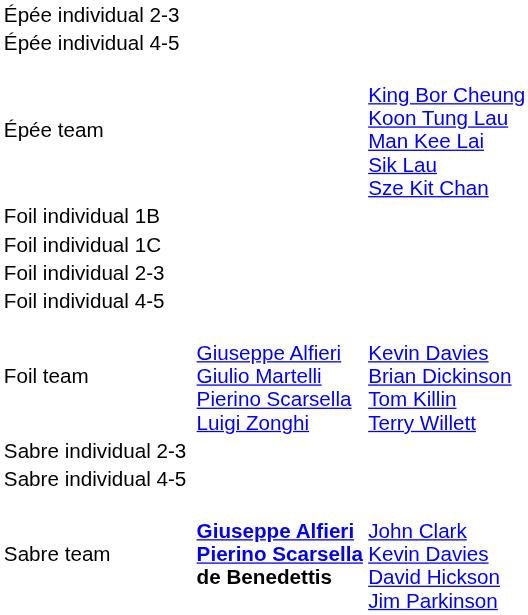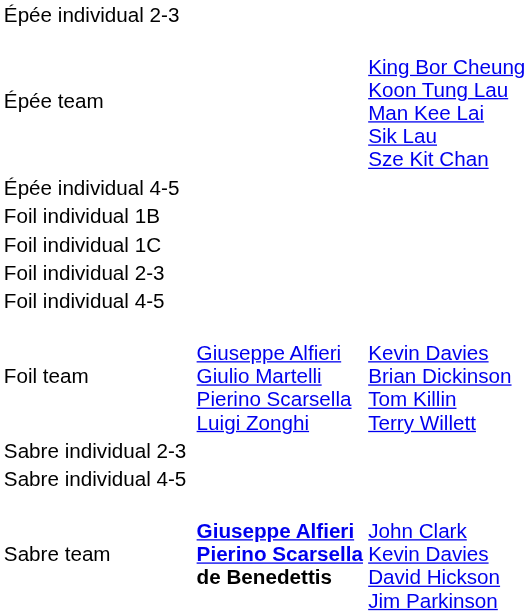rows swapped: (92, 43) <-> (54, 130)
